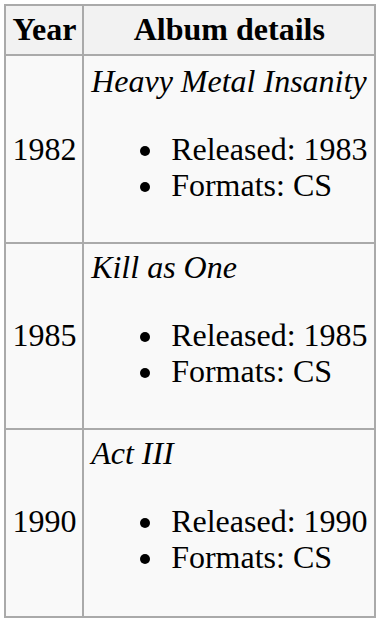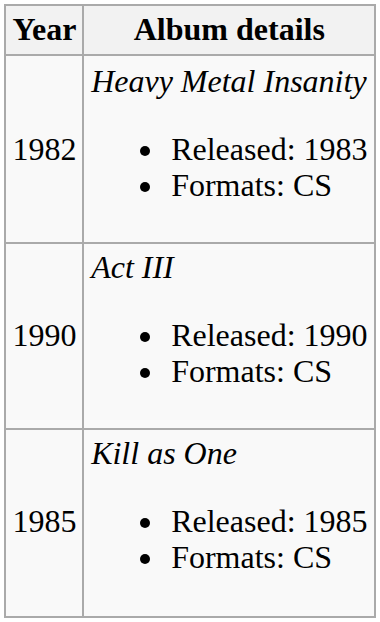rows swapped: (229, 320) <-> (229, 507)
